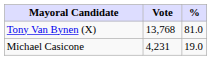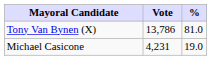(160, 30) 13,768 -> (160, 30) 13,786
